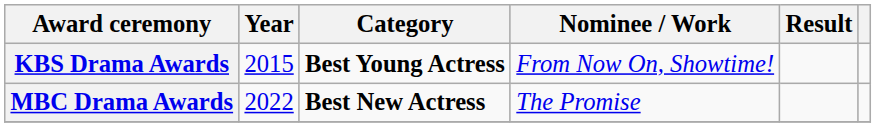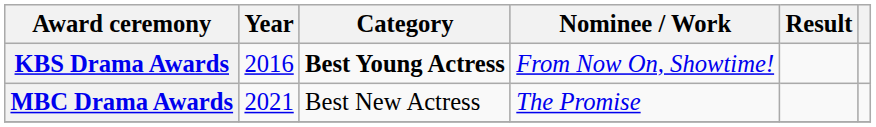(269, 63) 2015 -> (269, 63) 2016
(269, 102) 2022 -> (269, 102) 2021
(395, 102) bold -> (393, 102) normal
